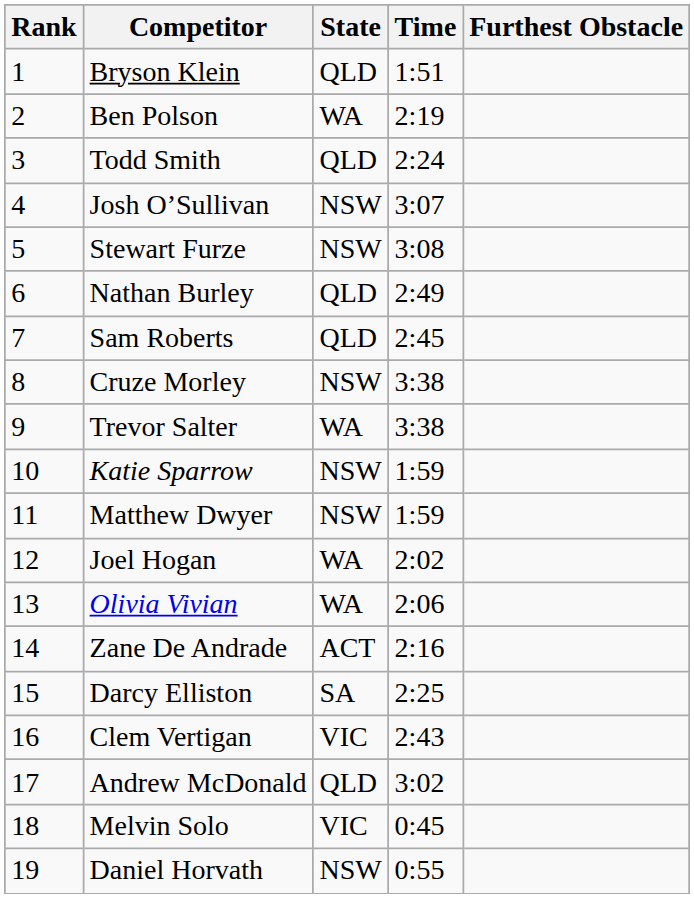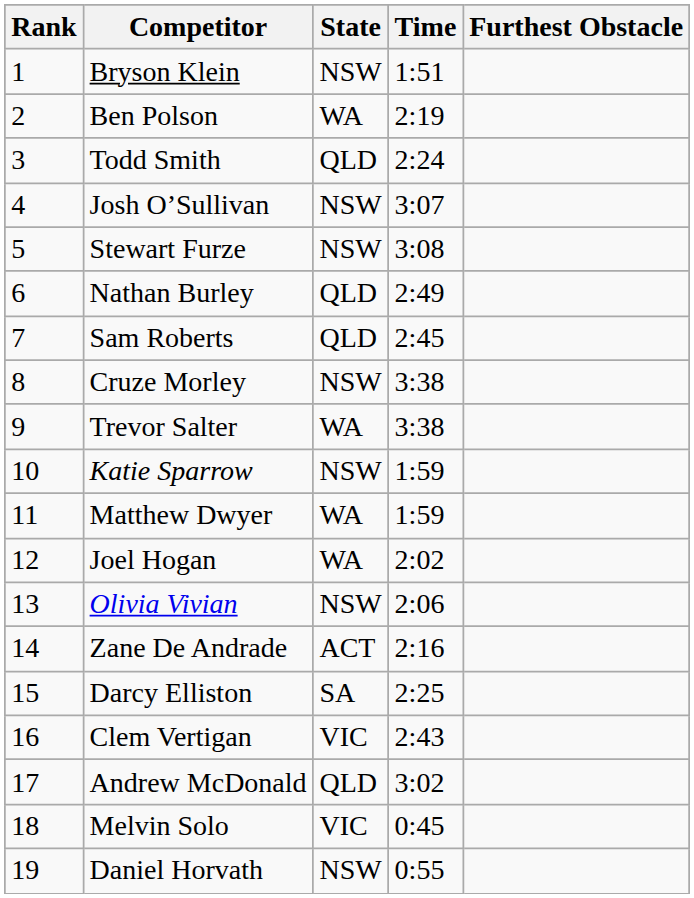(348, 71) QLD -> (351, 71) NSW
(351, 515) NSW -> (341, 515) WA
(341, 603) WA -> (351, 603) NSW
